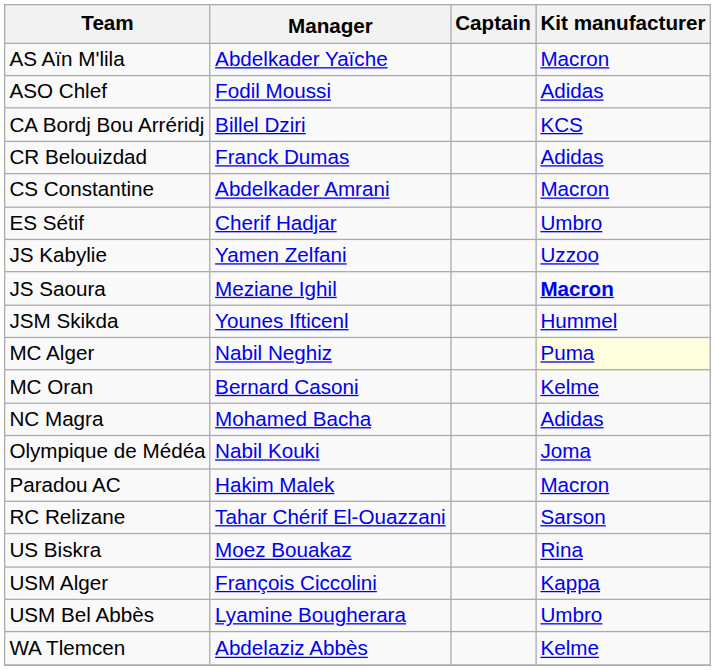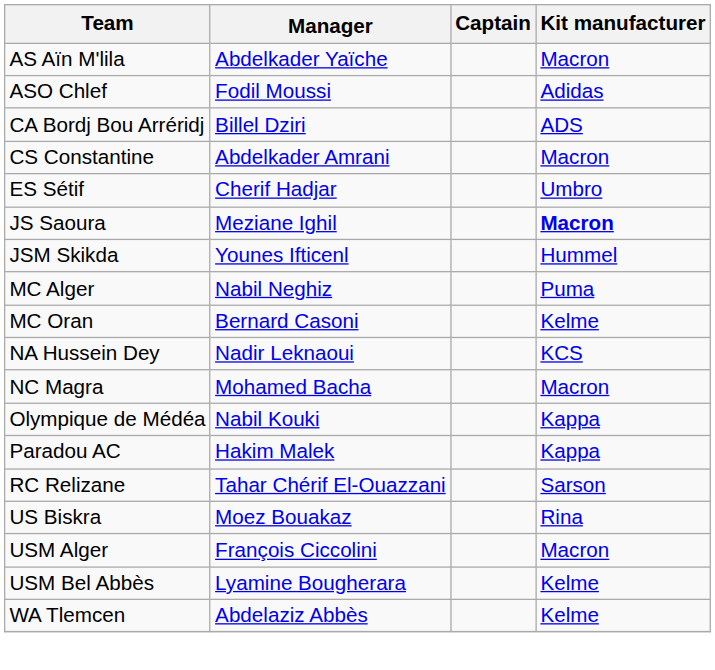(562, 124) KCS -> (562, 124) ADS
- row: (78, 157)
- row: (58, 255)
(567, 353) lightyellow background -> (567, 288) no background
+ row: (85, 353)
(572, 419) Adidas -> (575, 386) Macron
(566, 451) Joma -> (570, 419) Kappa
(575, 484) Macron -> (570, 451) Kappa
(570, 582) Kappa -> (575, 550) Macron
(571, 615) Umbro -> (570, 582) Kelme
